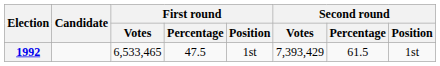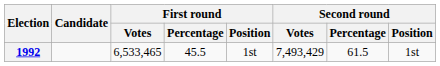(195, 52) 47.5 -> (195, 52) 45.5
(300, 52) 7,393,429 -> (300, 52) 7,493,429
